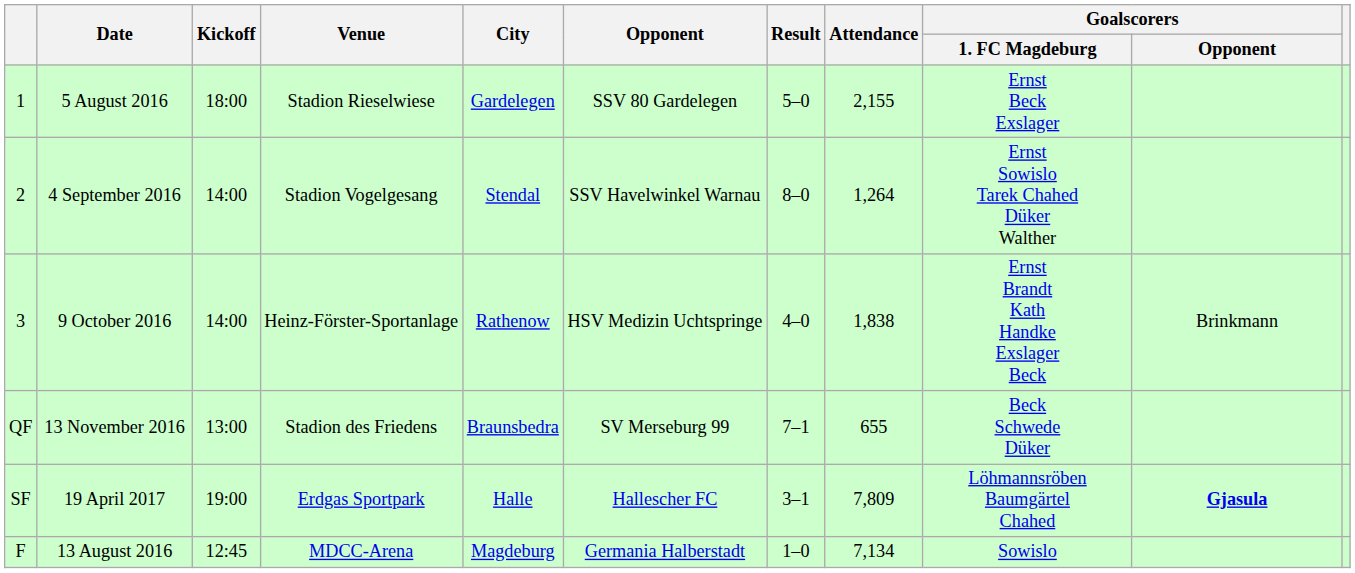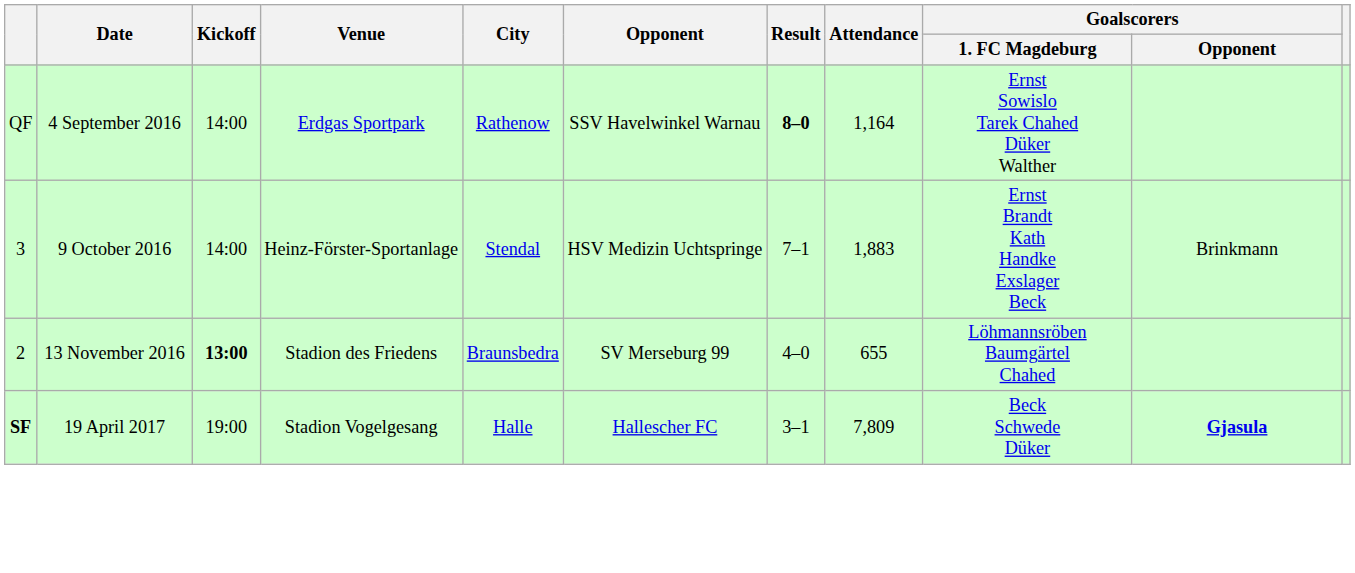- row: (115, 100)
(21, 195) 2 -> (21, 122) QF
(361, 195) Stadion Vogelgesang -> (361, 122) Erdgas Sportpark
(513, 195) Stendal -> (513, 122) Rathenow
(796, 195) normal -> (796, 122) bold
(874, 195) 1,264 -> (874, 122) 1,164
(513, 321) Rathenow -> (513, 248) Stendal
(796, 321) 4–0 -> (796, 248) 7–1
(874, 321) 1,838 -> (874, 248) 1,883
(21, 426) QF -> (21, 353) 2
(226, 426) normal -> (226, 353) bold
(796, 426) 7–1 -> (796, 353) 4–0
(1027, 426) Beck Schwede Düker -> (1027, 353) Löhmannsröben Baumgärtel Chahed
(21, 499) normal -> (21, 426) bold
(361, 499) Erdgas Sportpark -> (361, 426) Stadion Vogelgesang
(1027, 499) Löhmannsröben Baumgärtel Chahed -> (1027, 426) Beck Schwede Düker
- row: (115, 551)
